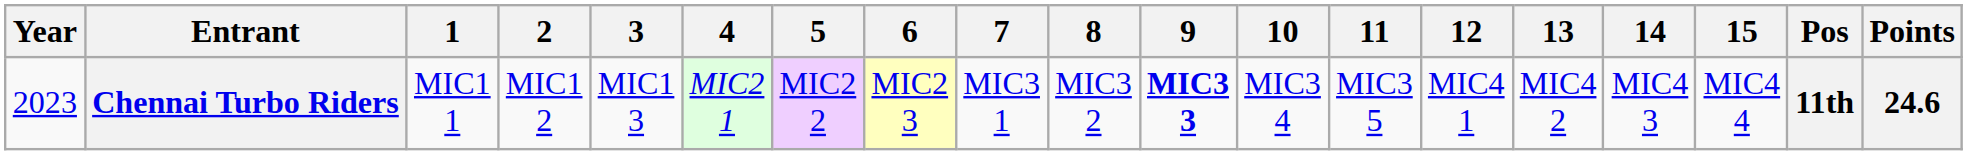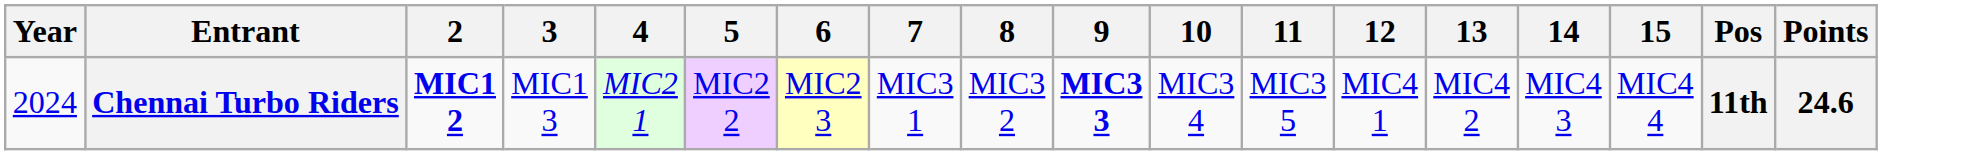- column: (452, 30)
(45, 102) 2023 -> (45, 102) 2024
(544, 102) normal -> (455, 102) bold
